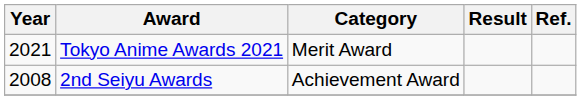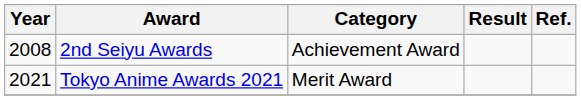rows swapped: (136, 79) <-> (172, 49)
